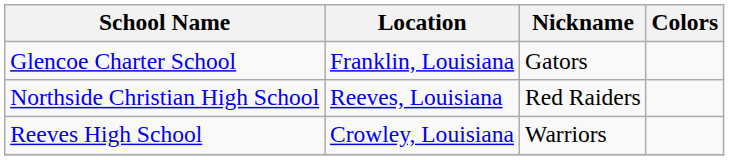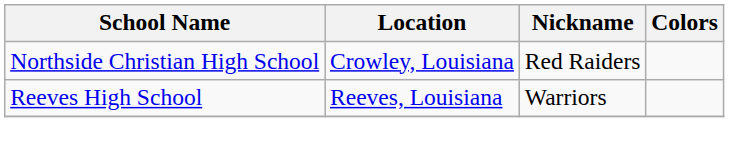- row: (123, 60)
(416, 97) Reeves, Louisiana -> (422, 60) Crowley, Louisiana
(422, 135) Crowley, Louisiana -> (416, 97) Reeves, Louisiana
